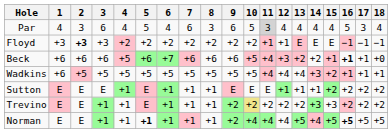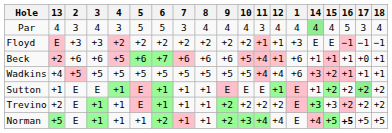columns swapped: (60, 12) <-> (300, 12)
(103, 28) 6 -> (97, 28) 4
(125, 28) 4 -> (119, 28) 3
(168, 28) 4 -> (162, 28) 5
(190, 28) 6 -> (184, 28) 3
(211, 28) 3 -> (206, 28) 4
(233, 28) 6 -> (227, 28) 4
(252, 28) 5 -> (246, 28) 4
(268, 28) lightgrey background -> (262, 28) no background
(316, 28) no background -> (316, 28) lightgreen background
(81, 43) bold -> (76, 43) normal
(284, 58) +3 -> (278, 58) +1
(316, 58) +2 -> (316, 58) +1
(347, 58) bold -> (347, 58) normal
(363, 58) +1 -> (363, 58) +0
(379, 58) +0 -> (379, 58) +1
(363, 89) no background -> (363, 89) lightgreen background
(252, 105) khaki background -> (246, 105) no background
(146, 120) bold -> (141, 120) normal
(168, 120) +1 -> (162, 120) +2
(252, 120) +4 -> (246, 120) +3
